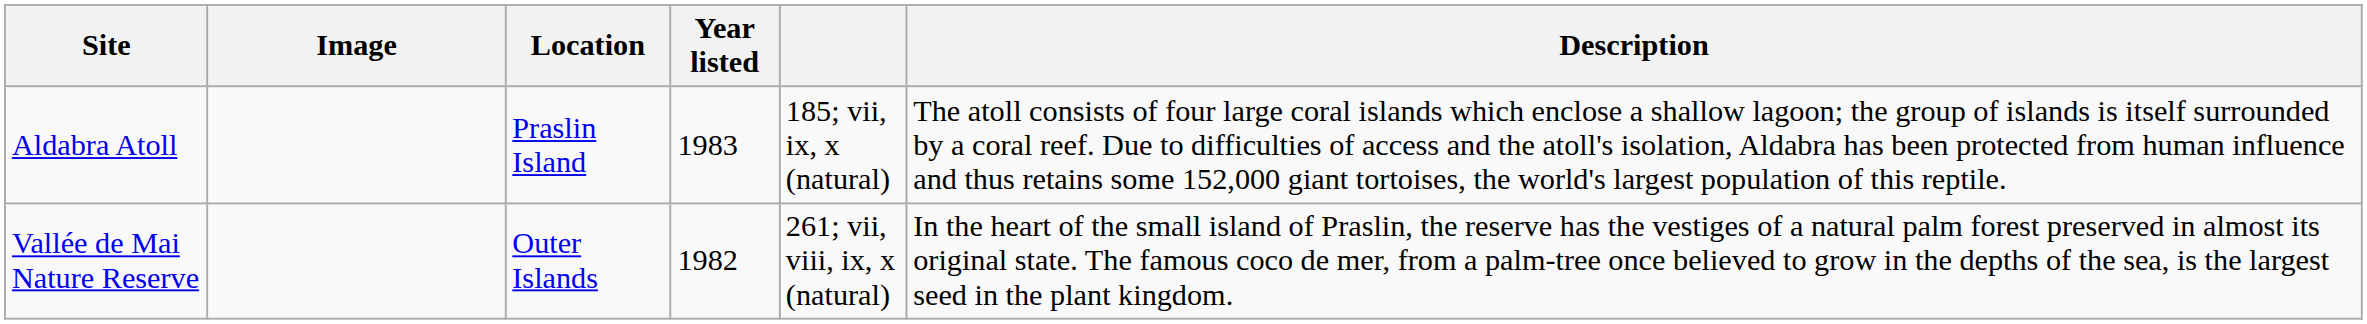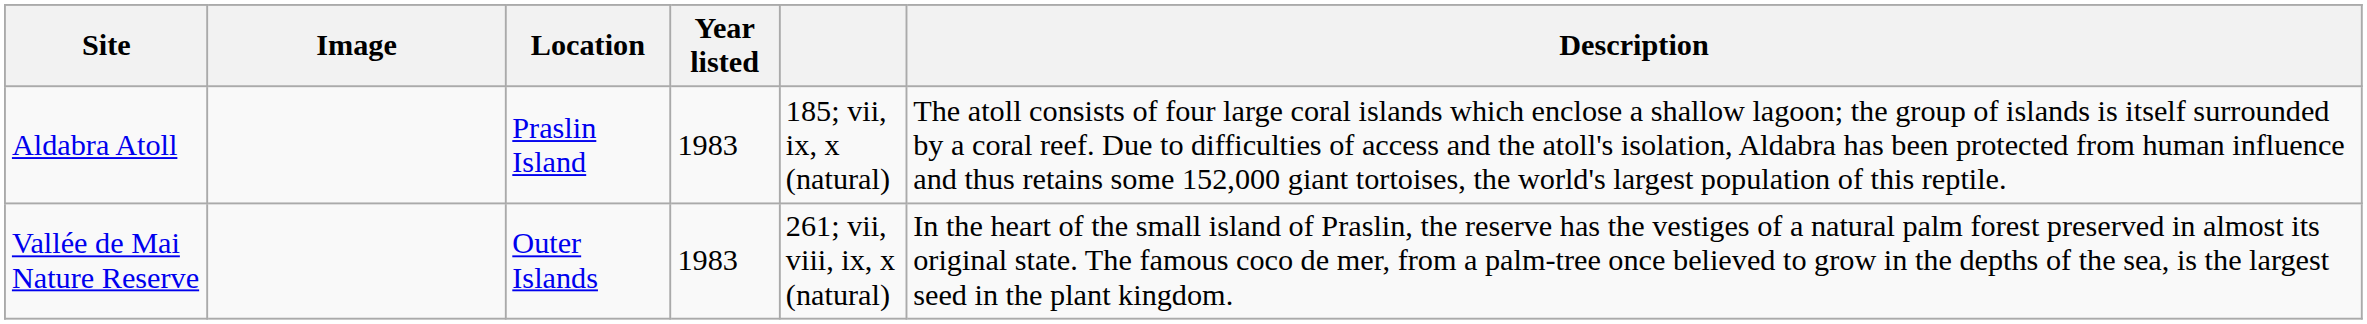(708, 260) 1982 -> (708, 260) 1983
